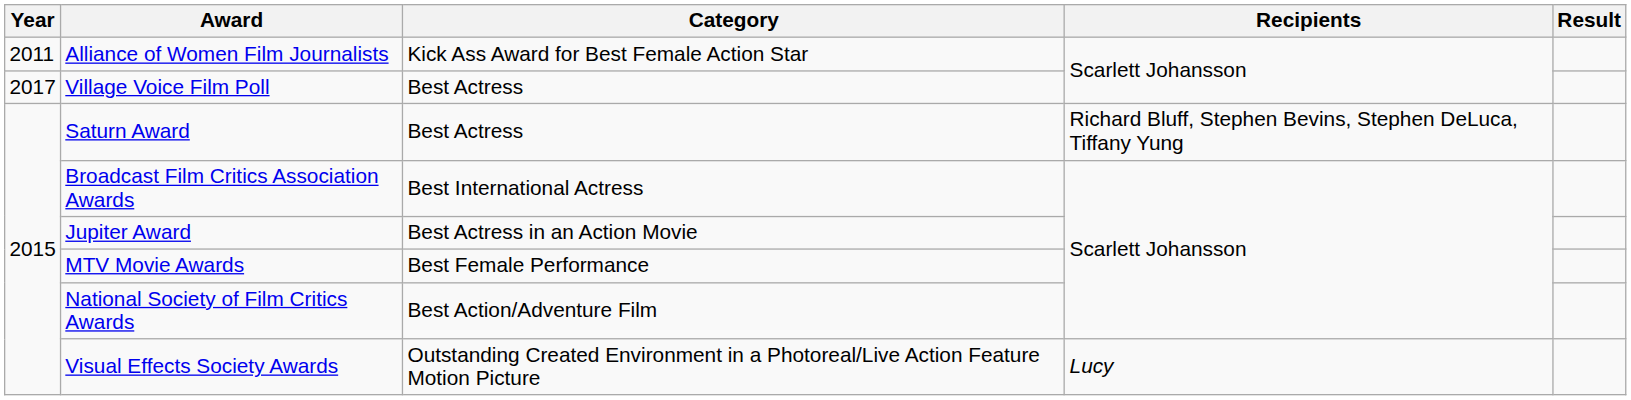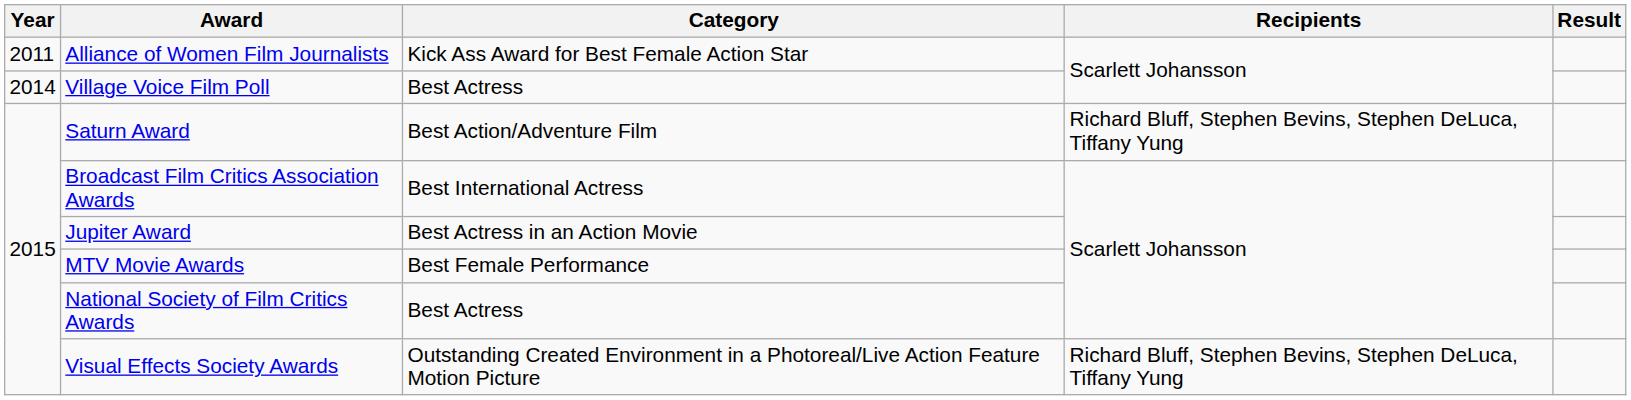(33, 86) 2017 -> (33, 86) 2014
(465, 131) Best Actress -> (532, 131) Best Action/Adventure Film
(532, 310) Best Action/Adventure Film -> (465, 310) Best Actress
(1092, 366) Lucy -> (1294, 366) Richard Bluff, Stephen Bevins, Stephen DeLuca, Tiffany Yung
